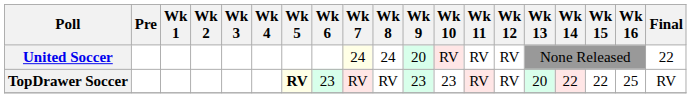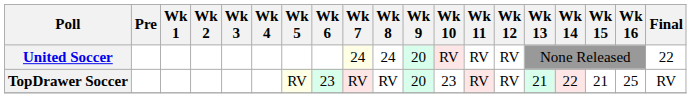(297, 81) bold -> (297, 81) normal
(418, 81) 23 -> (418, 81) 20
(540, 81) 20 -> (540, 81) 21
(600, 81) 22 -> (600, 81) 21
